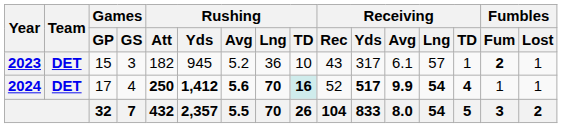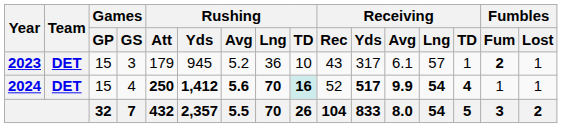(162, 63) 182 -> (162, 63) 179
(103, 87) 17 -> (103, 87) 15
